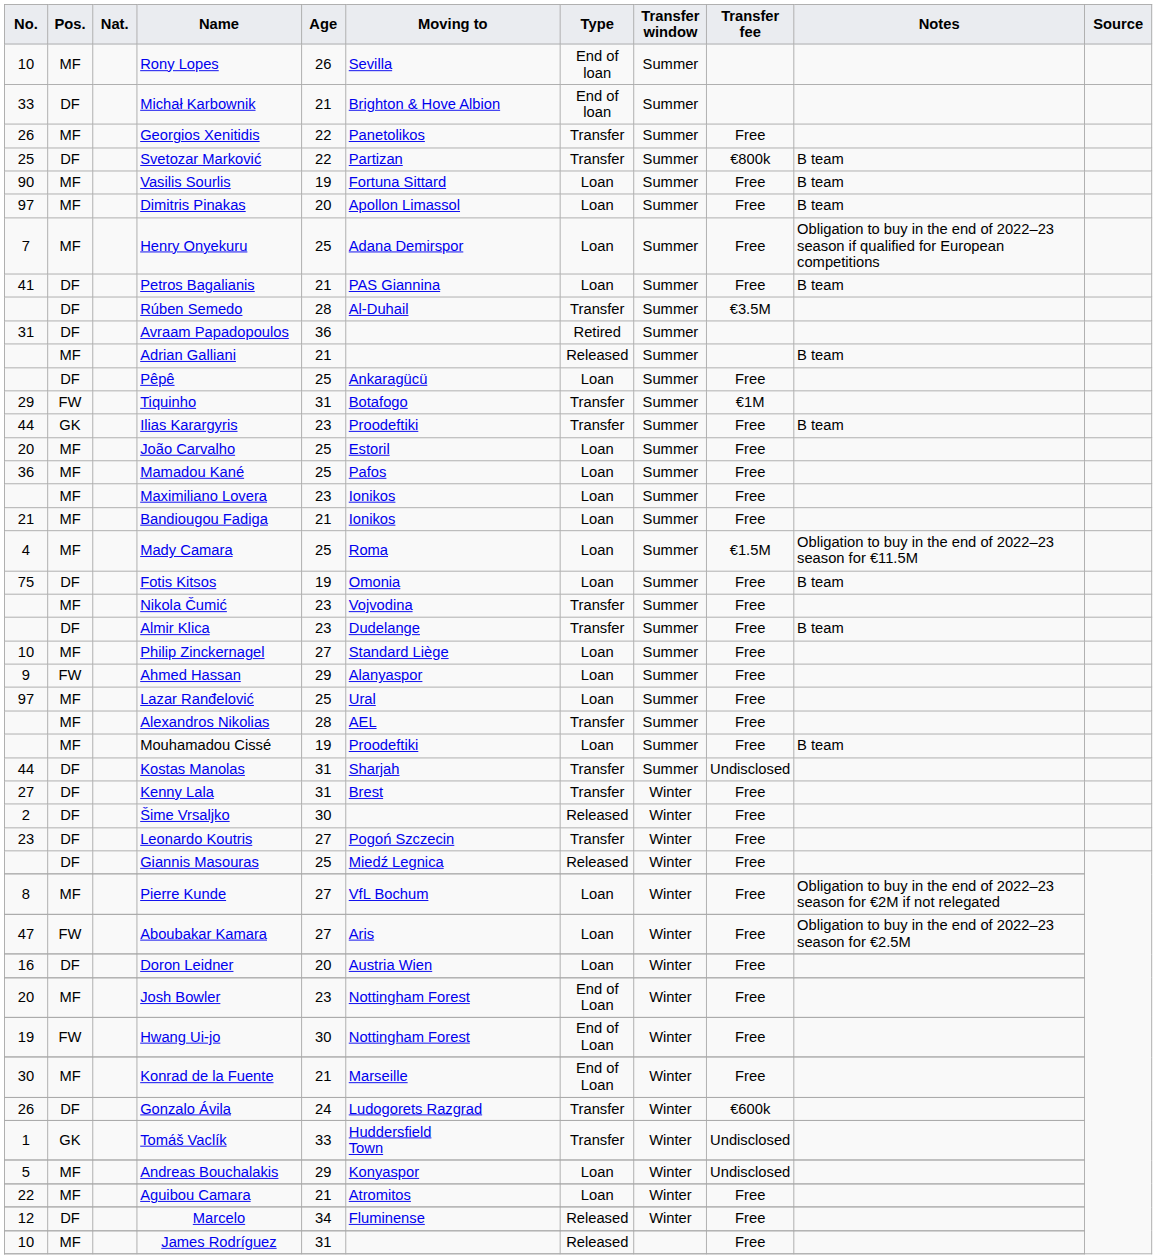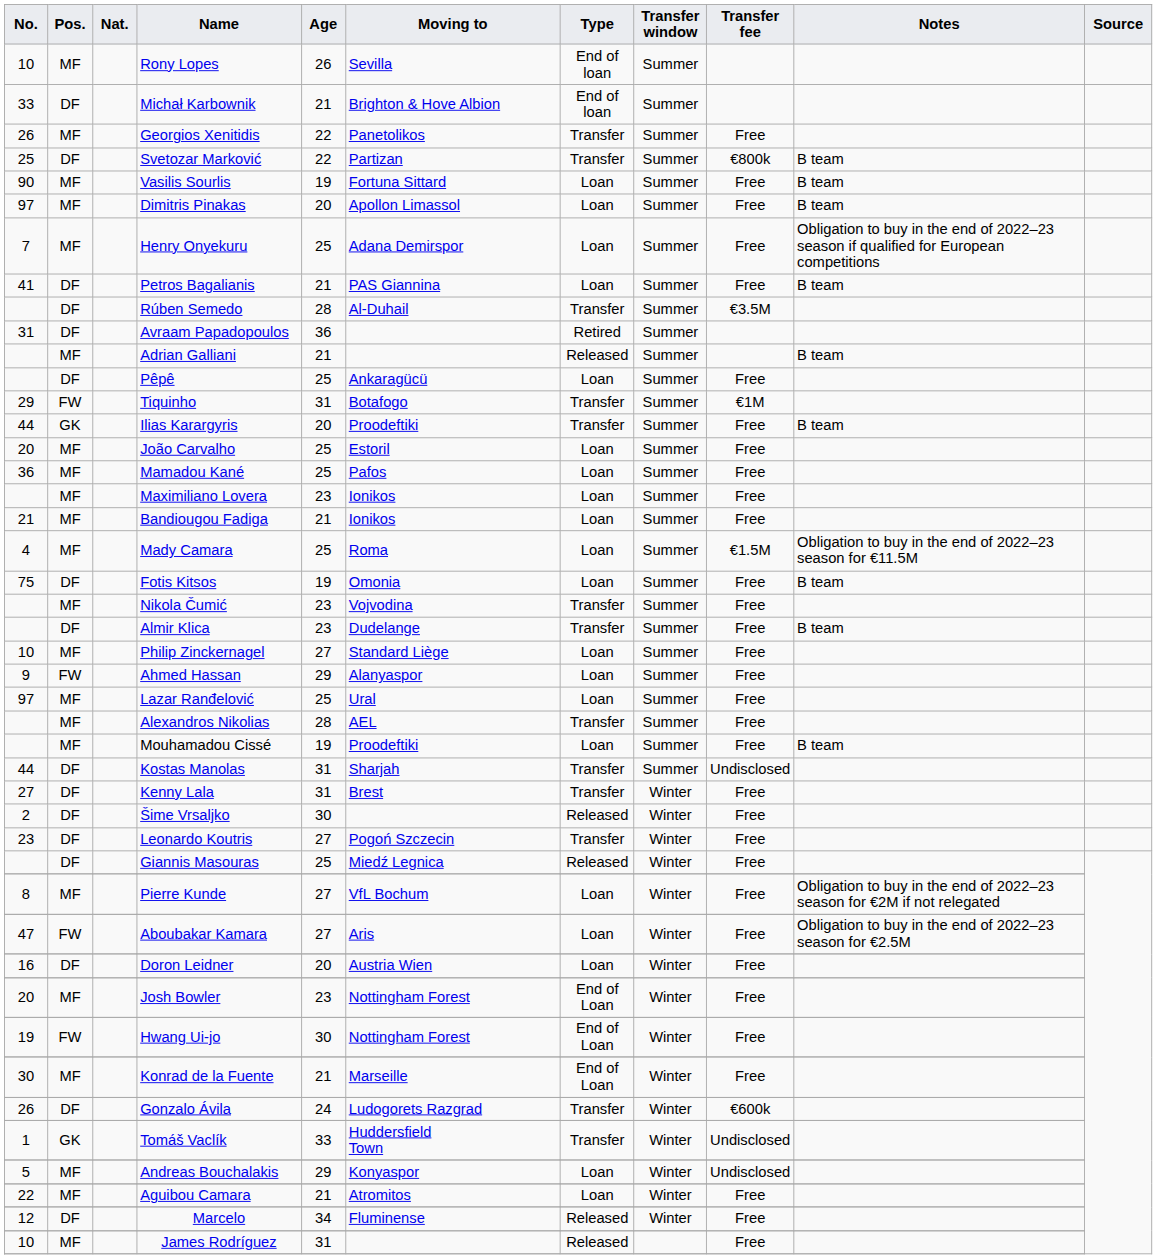(323, 425) 23 -> (323, 425) 20
